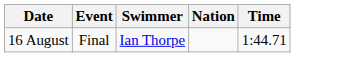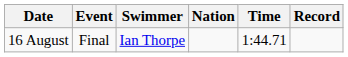+ column: (317, 16)
